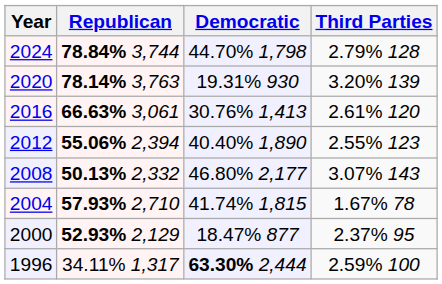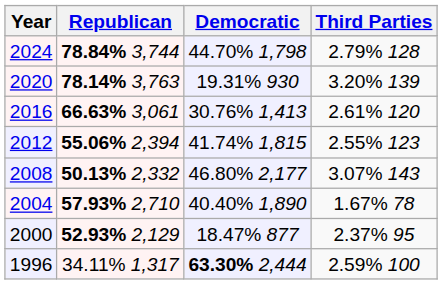(247, 142) 40.40% 1,890 -> (247, 142) 41.74% 1,815
(247, 203) 41.74% 1,815 -> (247, 203) 40.40% 1,890
